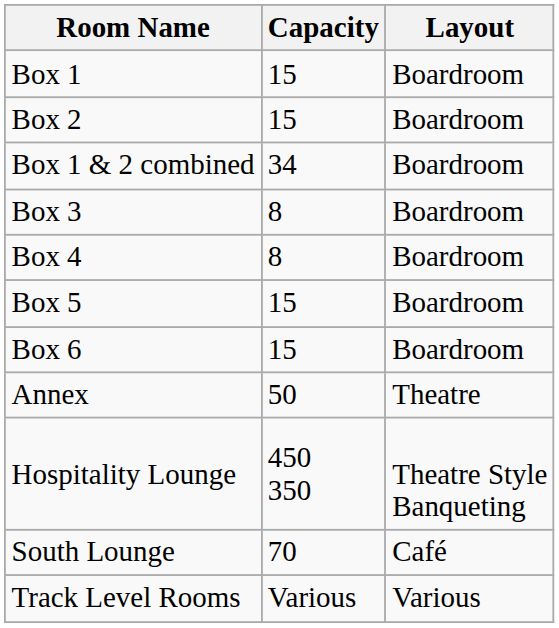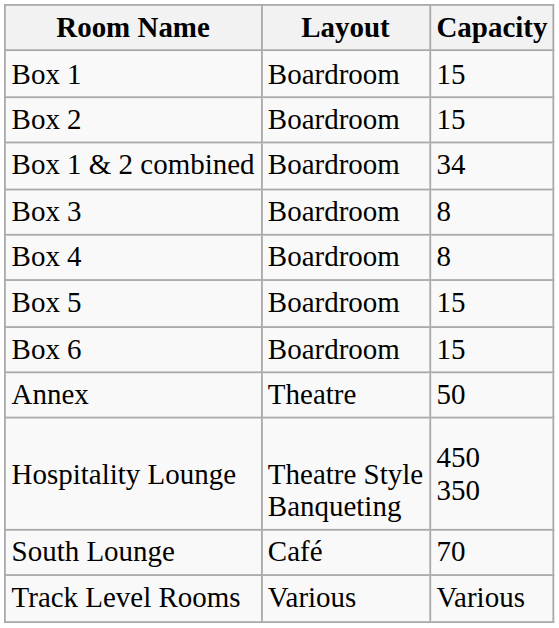columns swapped: (323, 27) <-> (470, 27)
